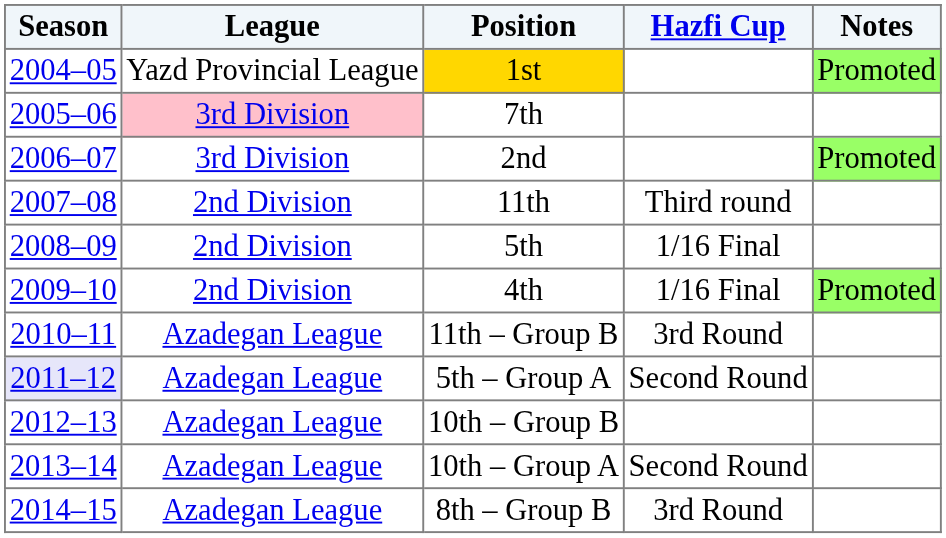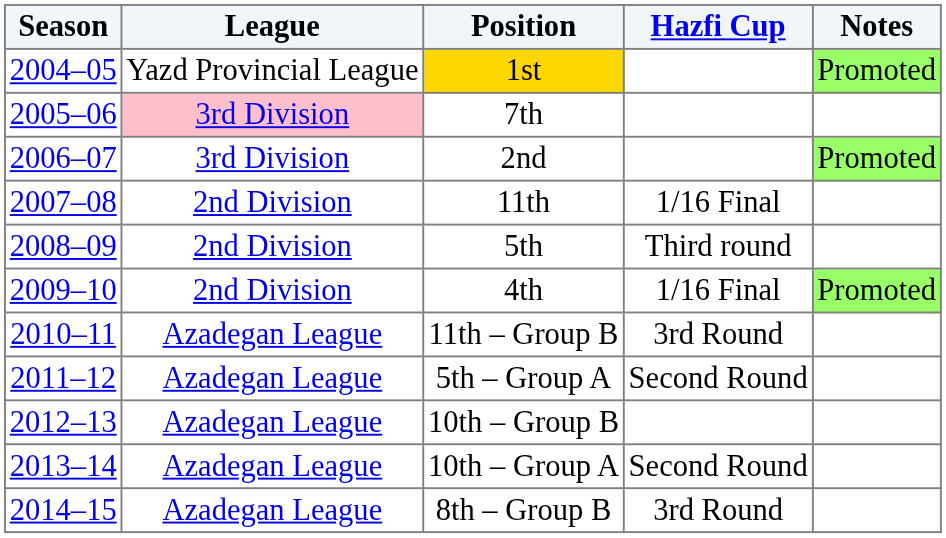(718, 202) Third round -> (718, 202) 1/16 Final
(718, 246) 1/16 Final -> (718, 246) Third round
(63, 377) lavender background -> (63, 377) no background
